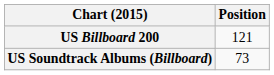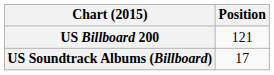(242, 59) 73 -> (242, 59) 17
